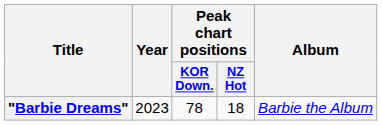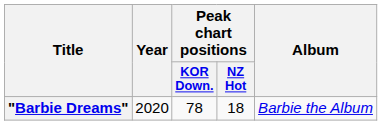(152, 108) 2023 -> (152, 108) 2020
